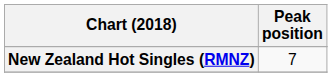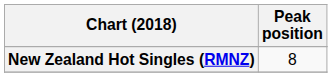(292, 59) 7 -> (292, 59) 8
